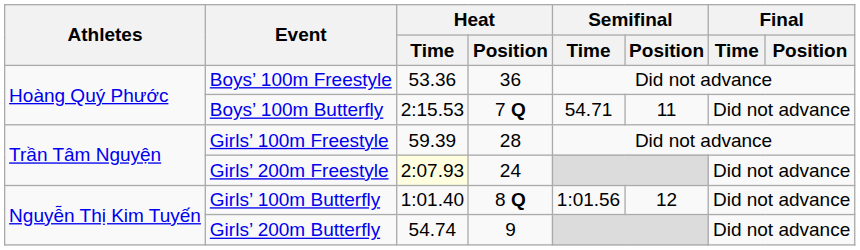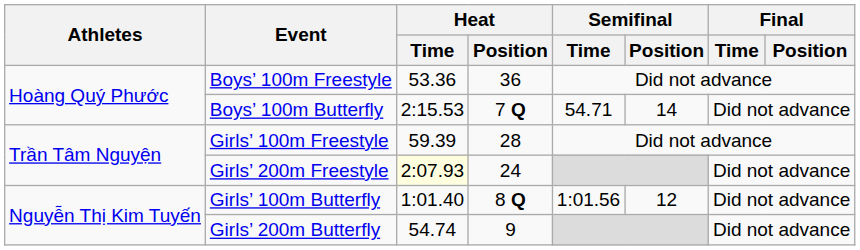(667, 110) 11 -> (667, 110) 14
